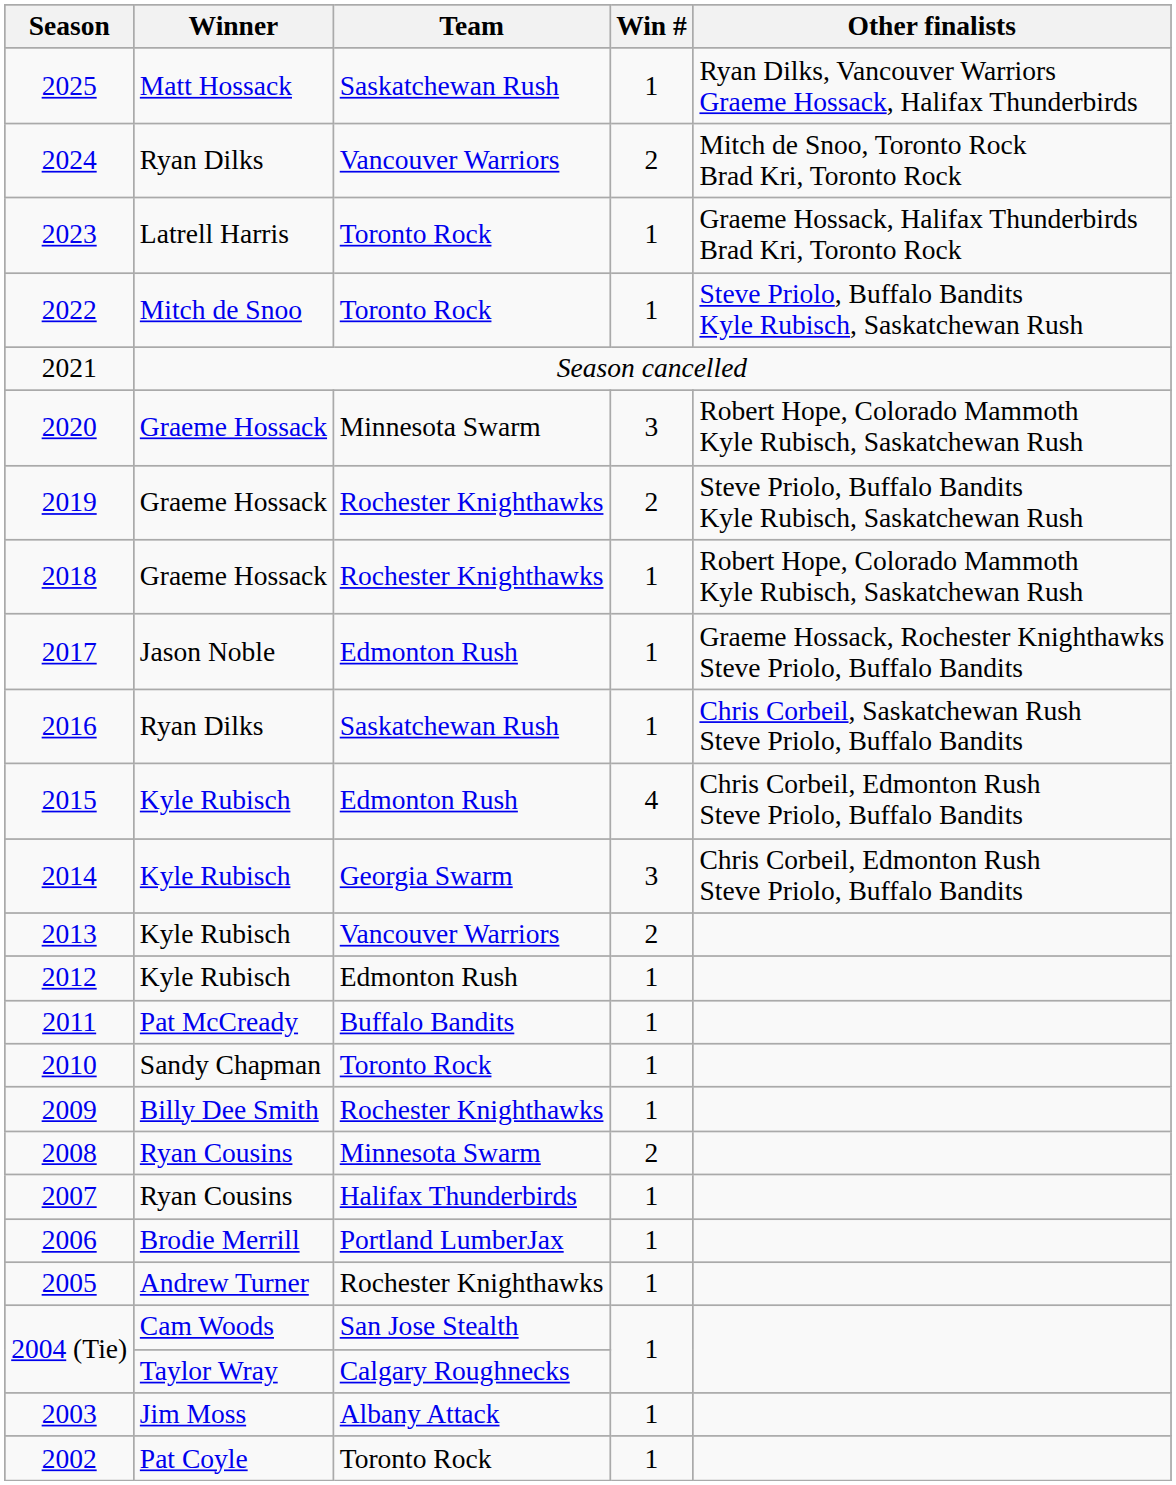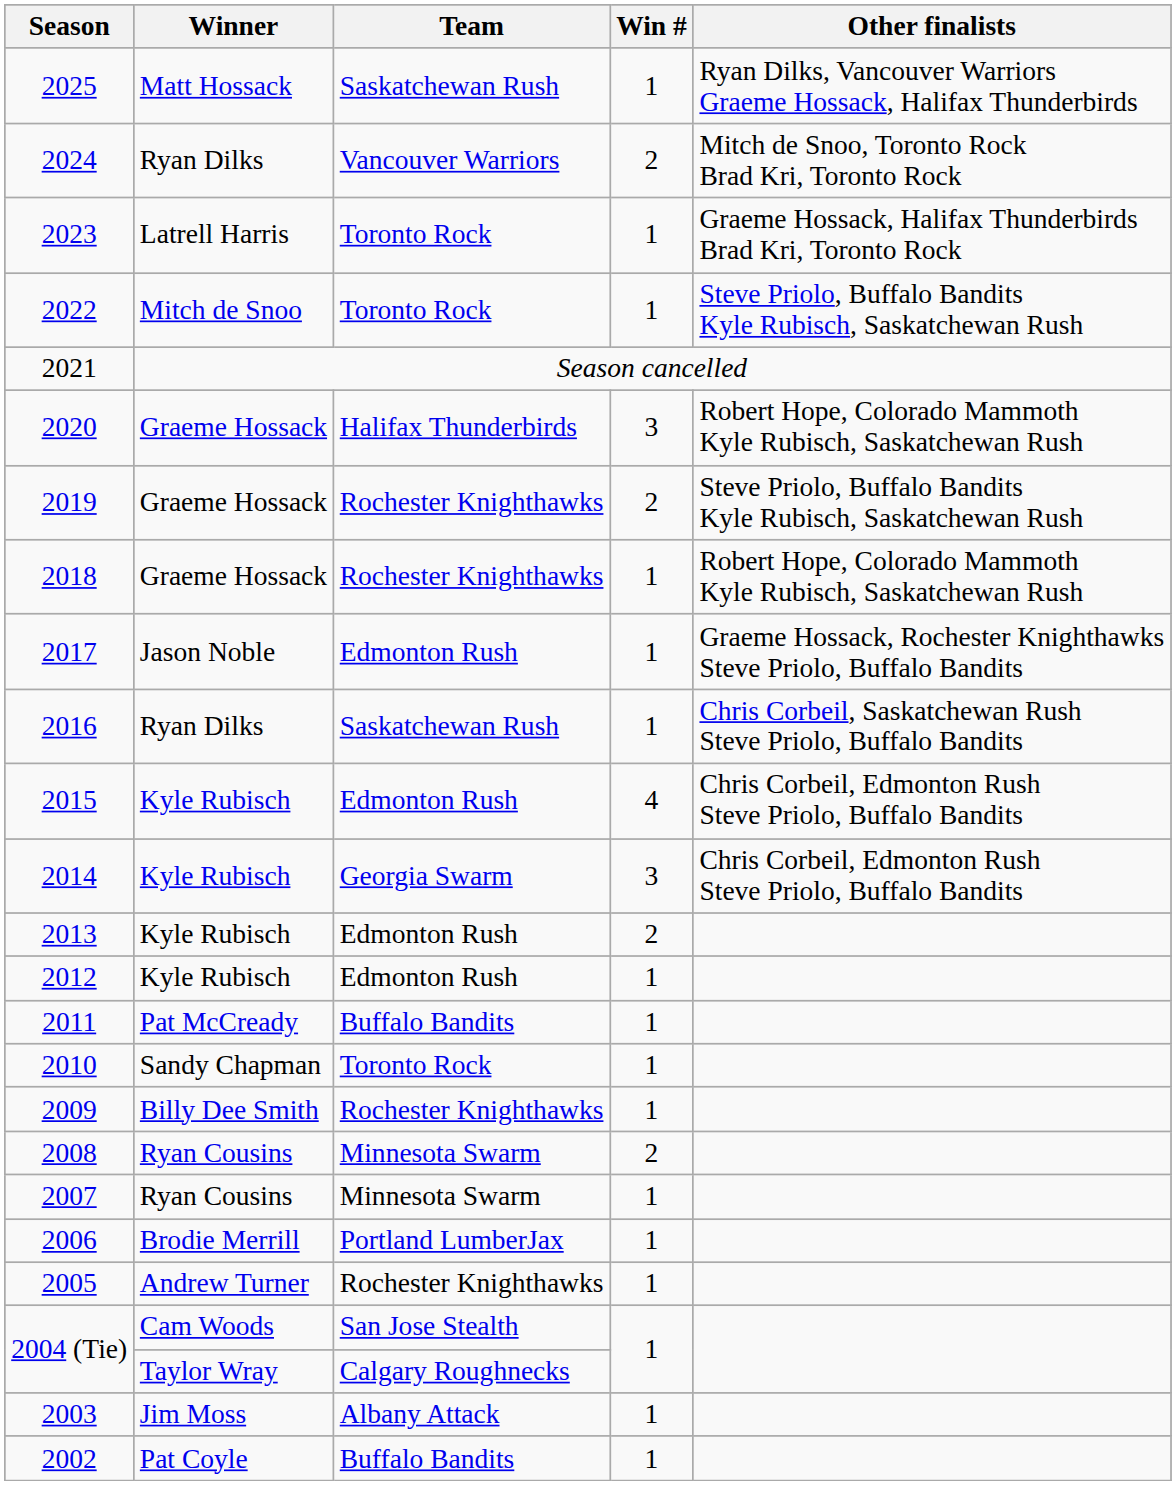(440, 427) Minnesota Swarm -> (458, 427) Halifax Thunderbirds
(450, 934) Vancouver Warriors -> (429, 934) Edmonton Rush
(458, 1196) Halifax Thunderbirds -> (440, 1196) Minnesota Swarm
(416, 1458) Toronto Rock -> (427, 1458) Buffalo Bandits
